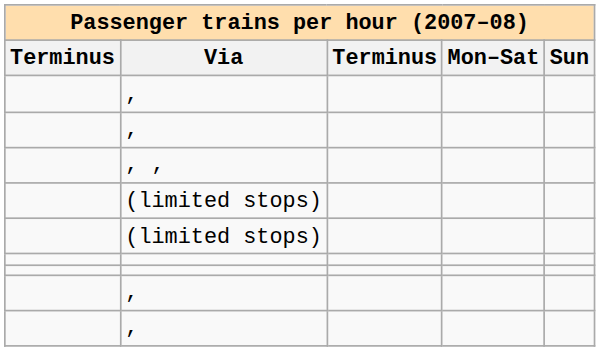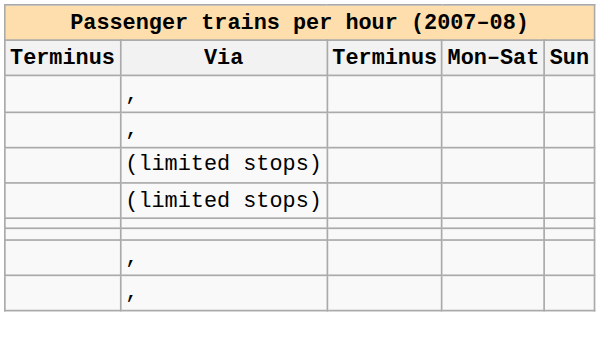- row: (62, 165)
